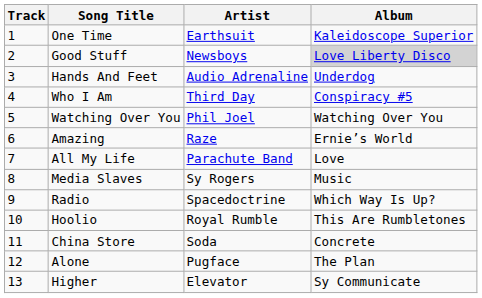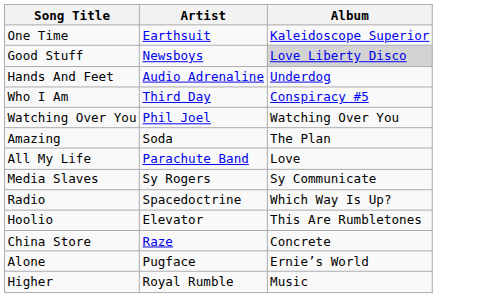- column: (26, 15)
(202, 138) Raze -> (158, 138) Soda
(363, 138) Ernie’s World -> (300, 138) The Plan
(333, 179) Music -> (323, 179) Sy Communicate
(232, 220) Royal Rumble -> (173, 220) Elevator
(202, 241) Soda -> (158, 241) Raze
(344, 261) The Plan -> (319, 261) Ernie’s World
(217, 282) Elevator -> (188, 282) Royal Rumble
(367, 282) Sy Communicate -> (289, 282) Music
